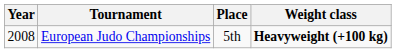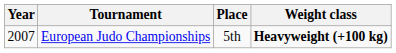(21, 36) 2008 -> (21, 36) 2007
